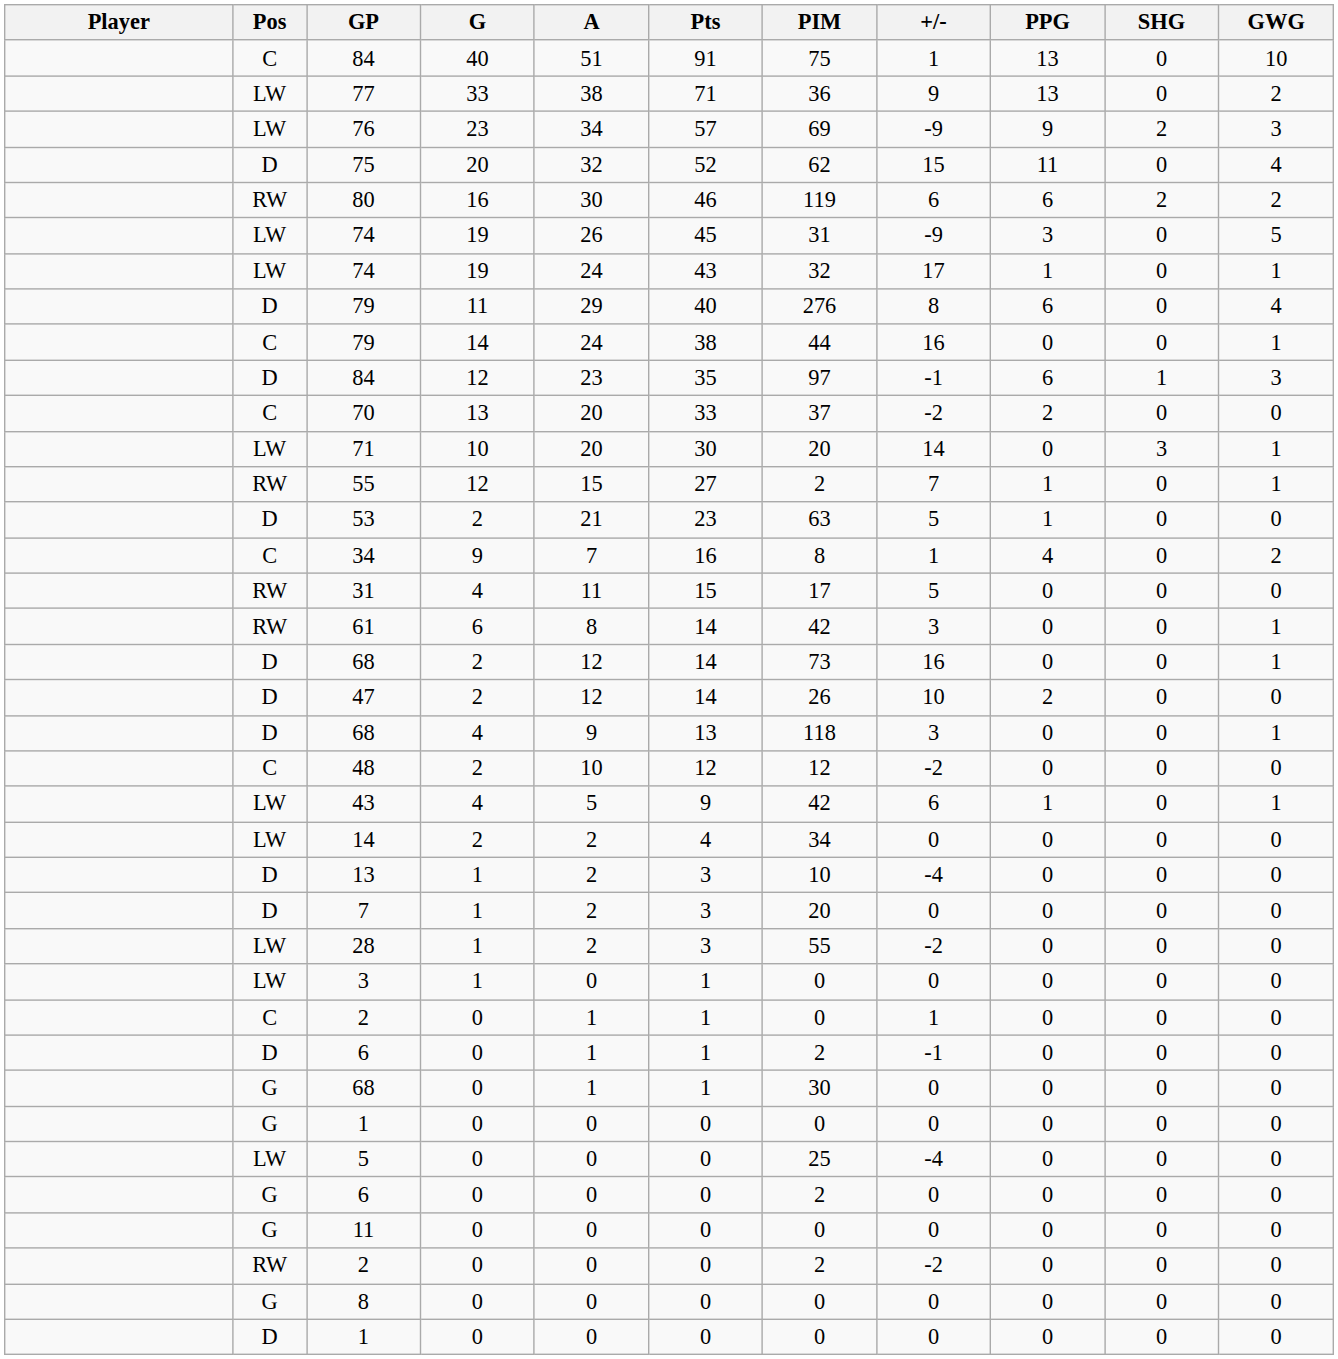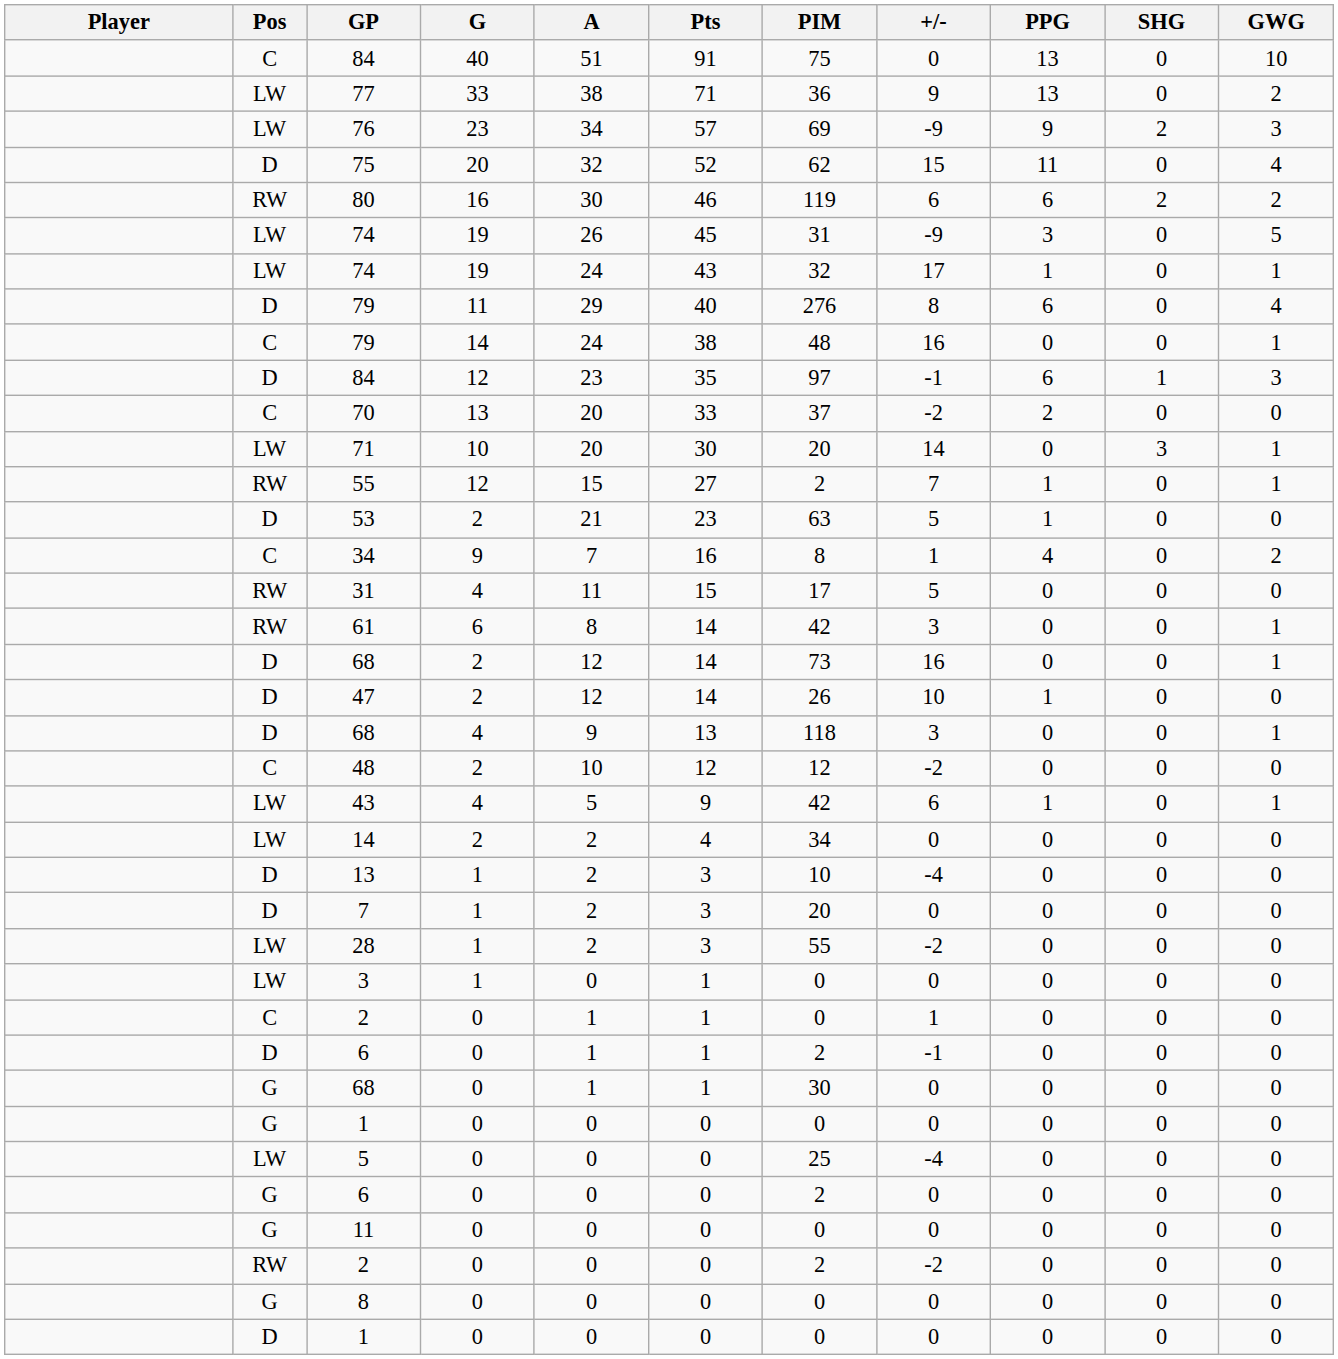(934, 57) 1 -> (934, 57) 0
(820, 341) 44 -> (820, 341) 48
(1048, 697) 2 -> (1048, 697) 1
